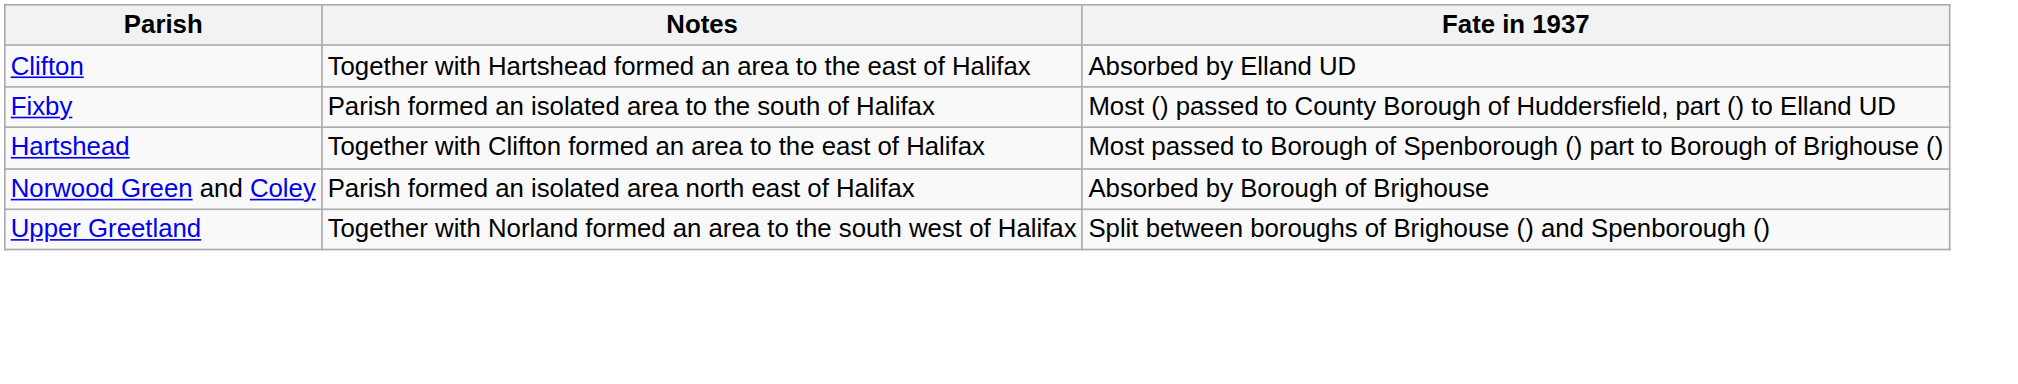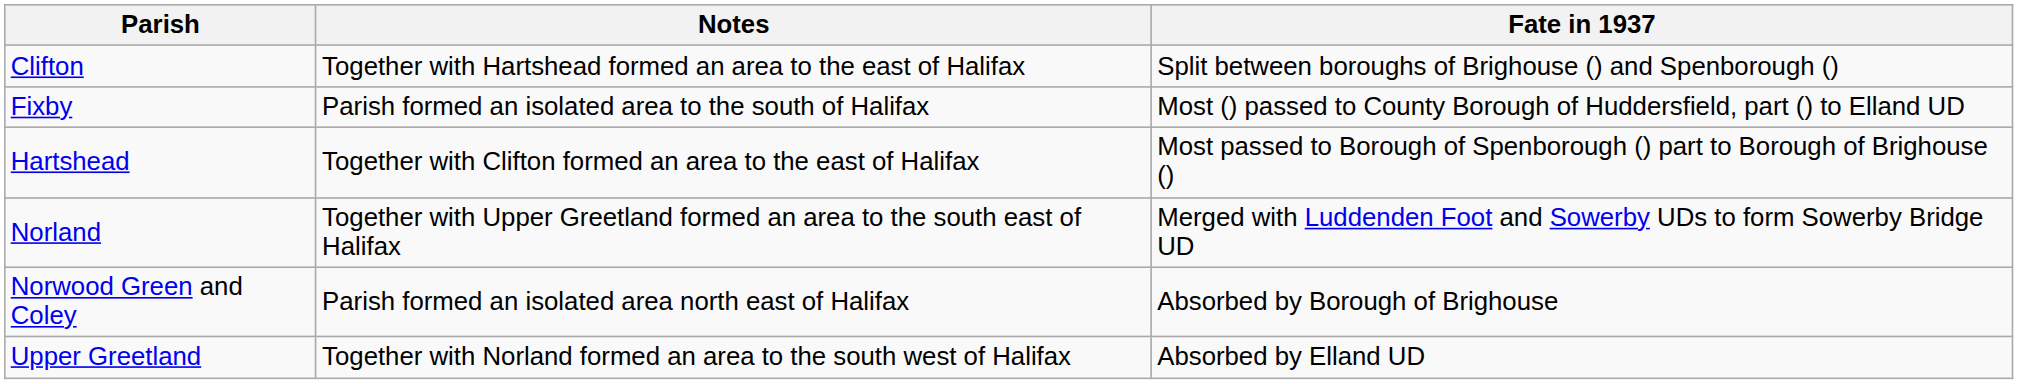(1222, 65) Absorbed by Elland UD -> (1498, 65) Split between boroughs of Brighouse () and Spenborough ()
+ row: (56, 231)
(1429, 229) Split between boroughs of Brighouse () and Spenborough () -> (1291, 356) Absorbed by Elland UD
